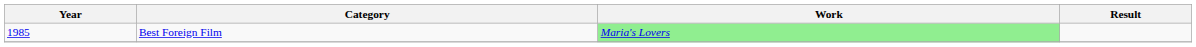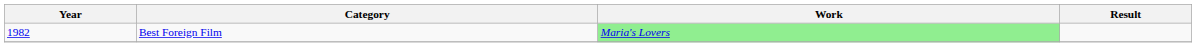(18, 32) 1985 -> (18, 32) 1982
